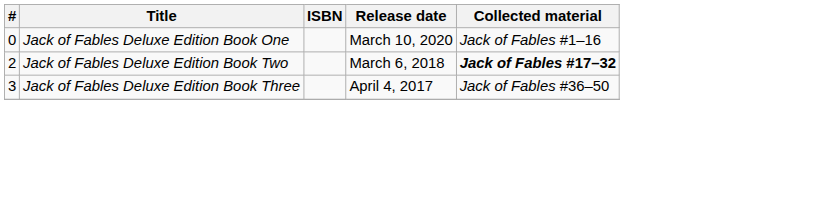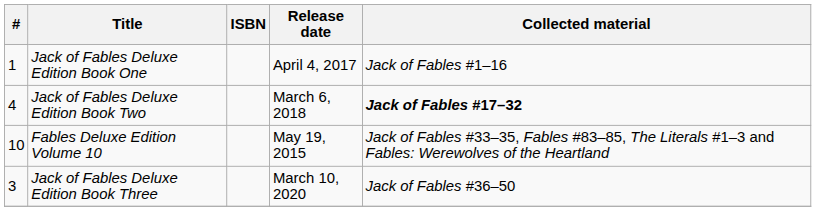(12, 39) 0 -> (12, 65) 1
(401, 39) March 10, 2020 -> (315, 65) April 4, 2017
(12, 63) 2 -> (12, 105) 4
+ row: (104, 145)
(391, 87) April 4, 2017 -> (306, 186) March 10, 2020
